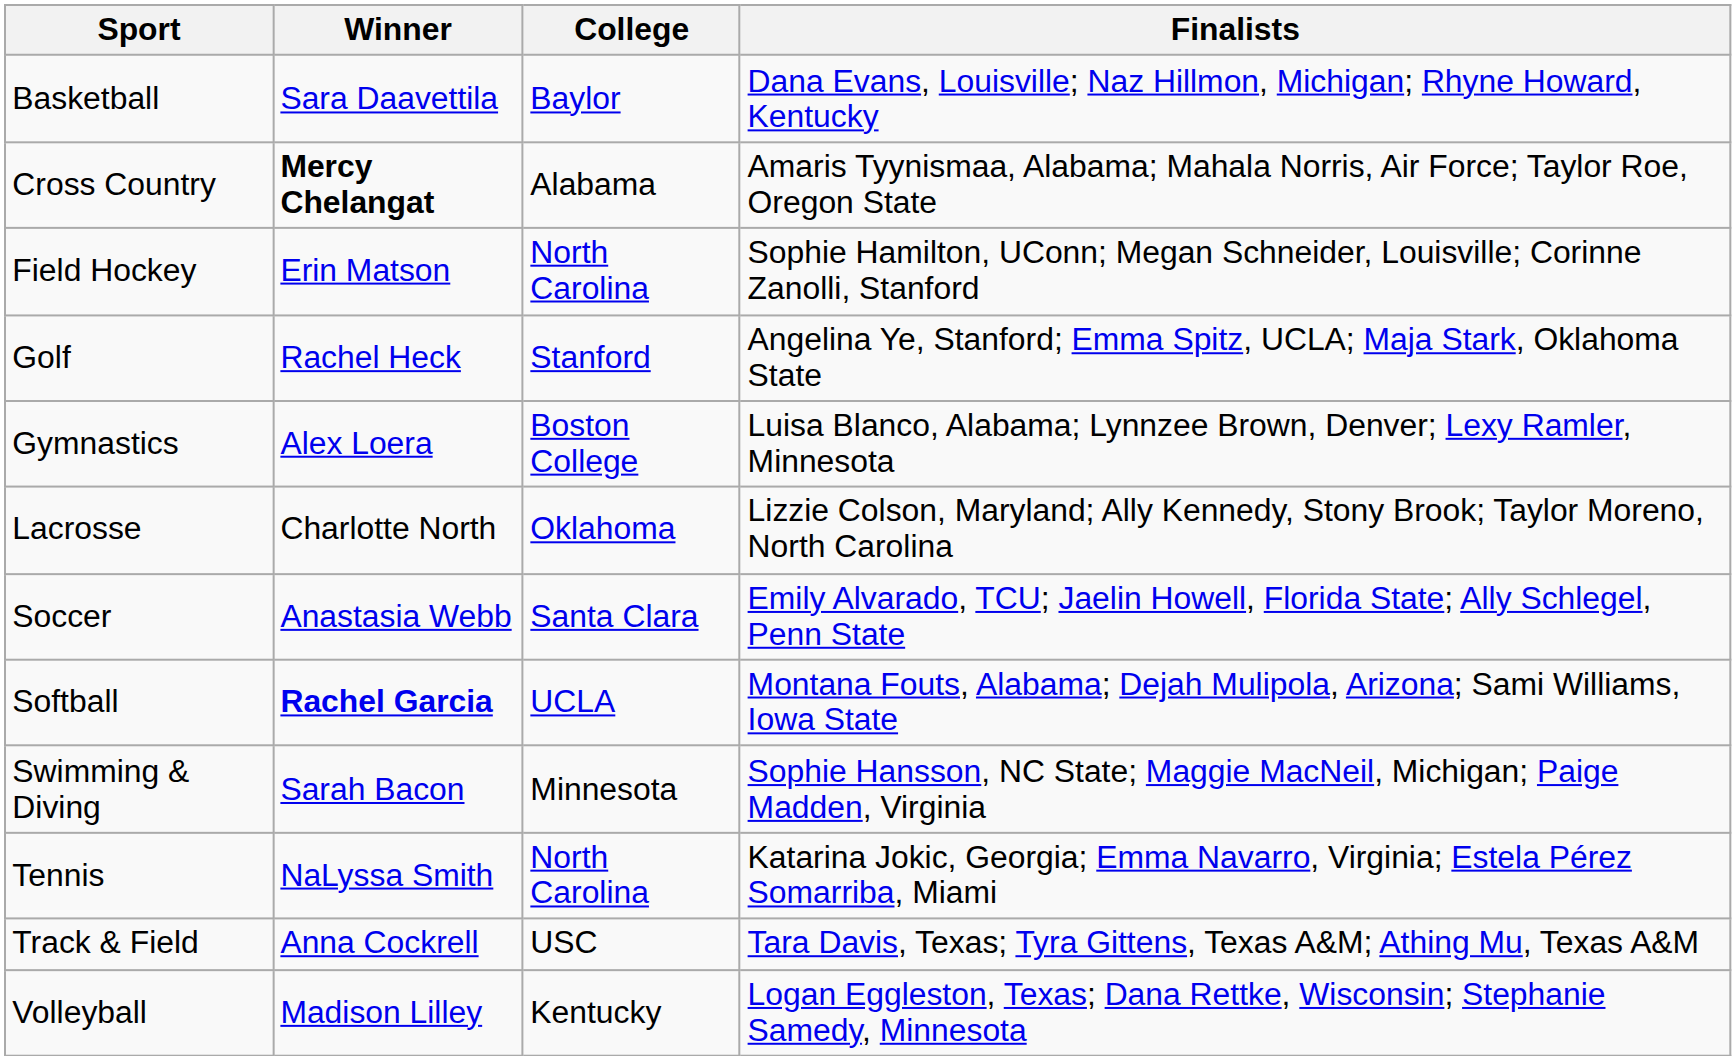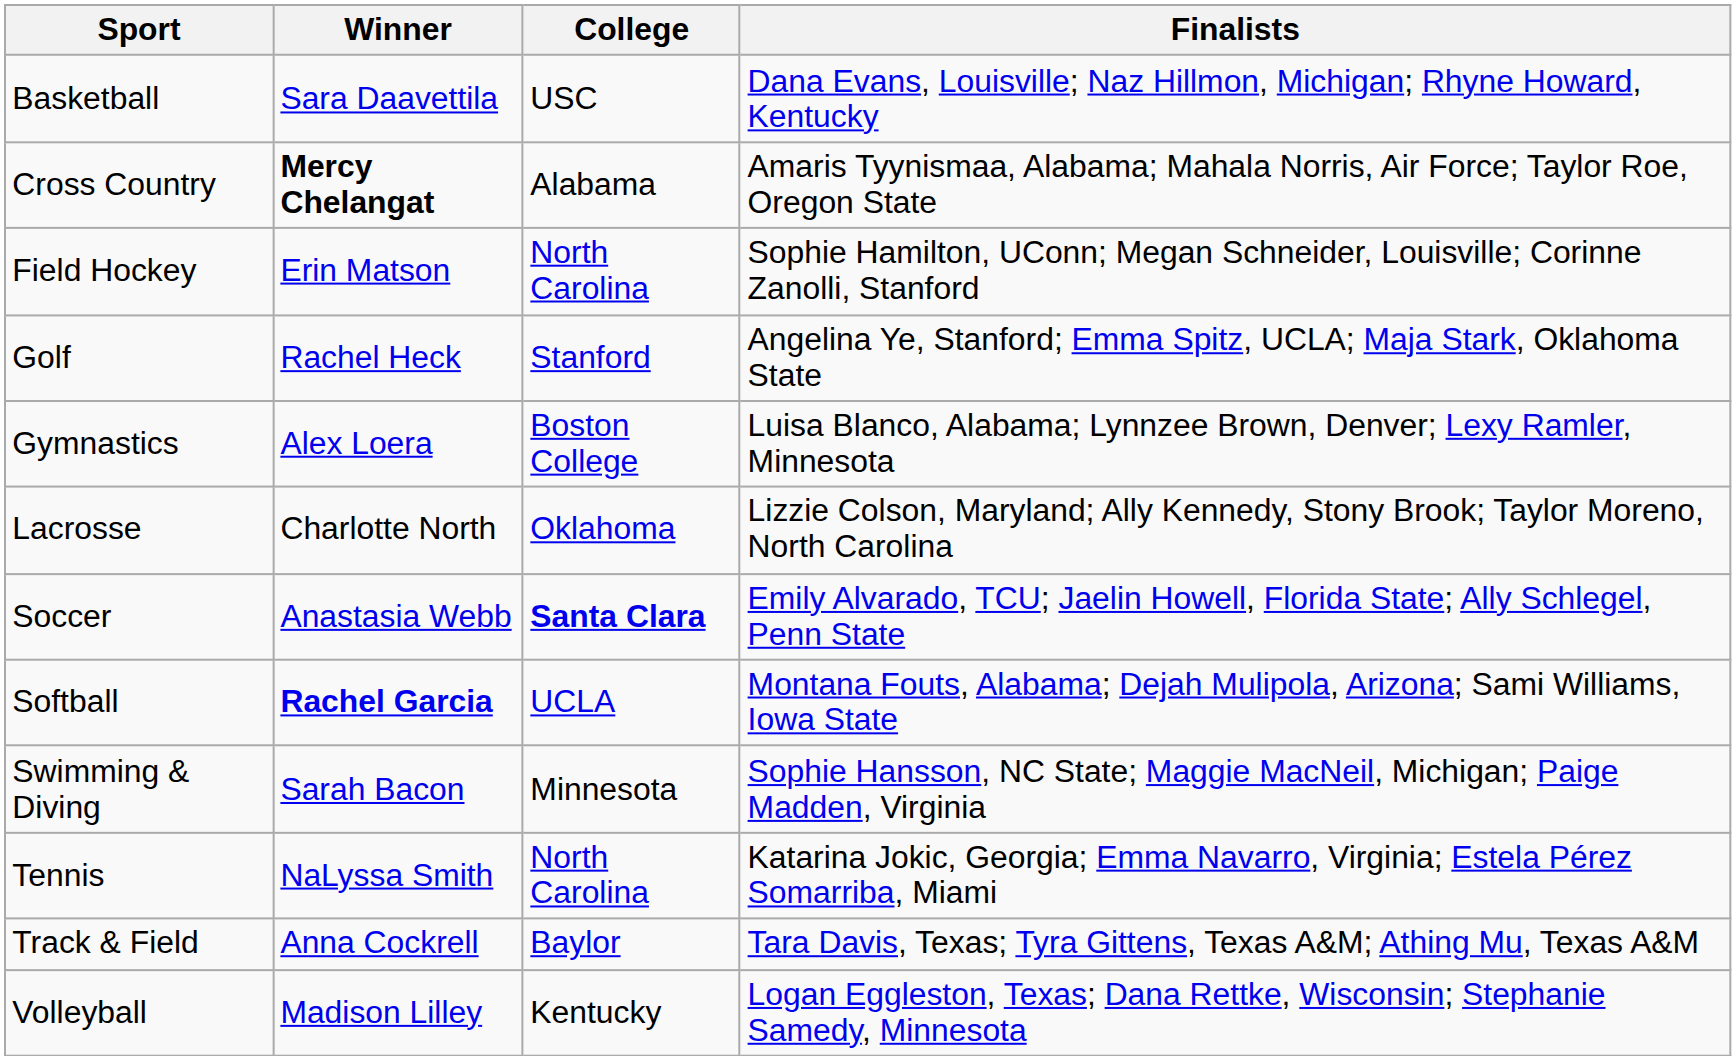(575, 98) Baylor -> (564, 98) USC
(614, 616) normal -> (618, 616) bold
(564, 943) USC -> (575, 943) Baylor
